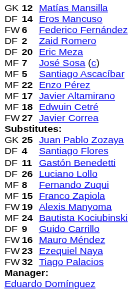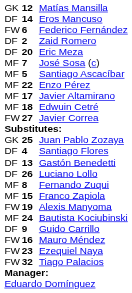(27, 162) 11 -> (27, 162) 13
